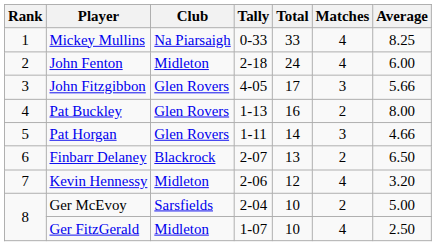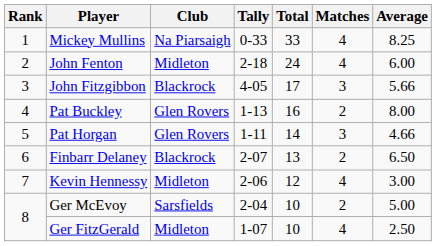(192, 87) Glen Rovers -> (185, 87) Blackrock
(402, 181) 3.20 -> (402, 181) 3.00
